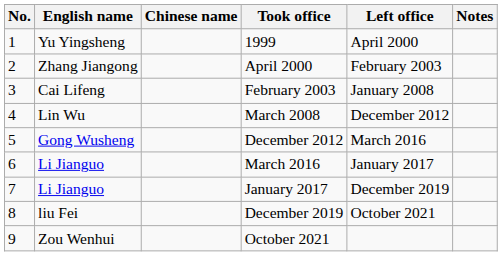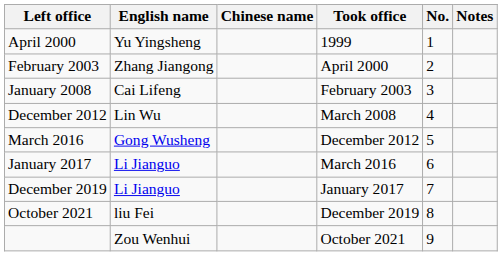columns swapped: (19, 16) <-> (400, 16)
